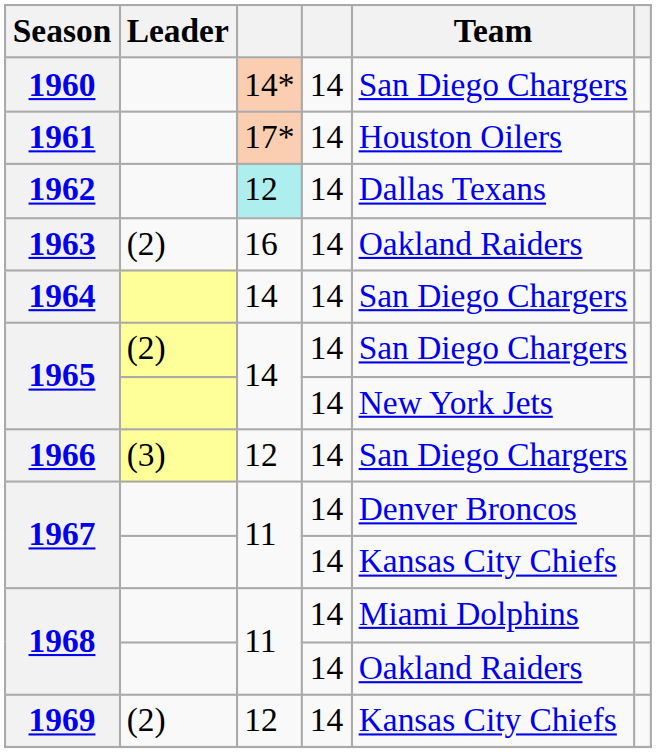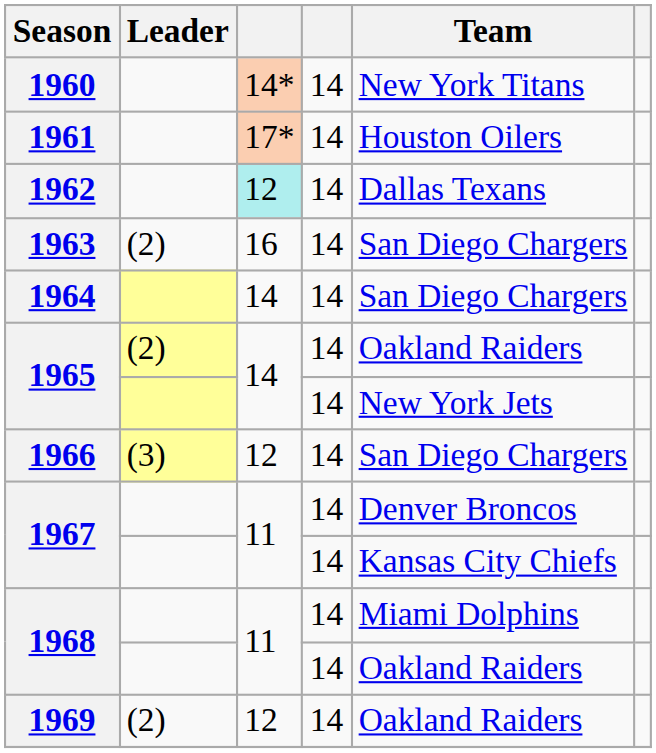(493, 84) San Diego Chargers -> (472, 84) New York Titans
(471, 243) Oakland Raiders -> (493, 243) San Diego Chargers
(493, 349) San Diego Chargers -> (471, 349) Oakland Raiders
(488, 720) Kansas City Chiefs -> (471, 720) Oakland Raiders
